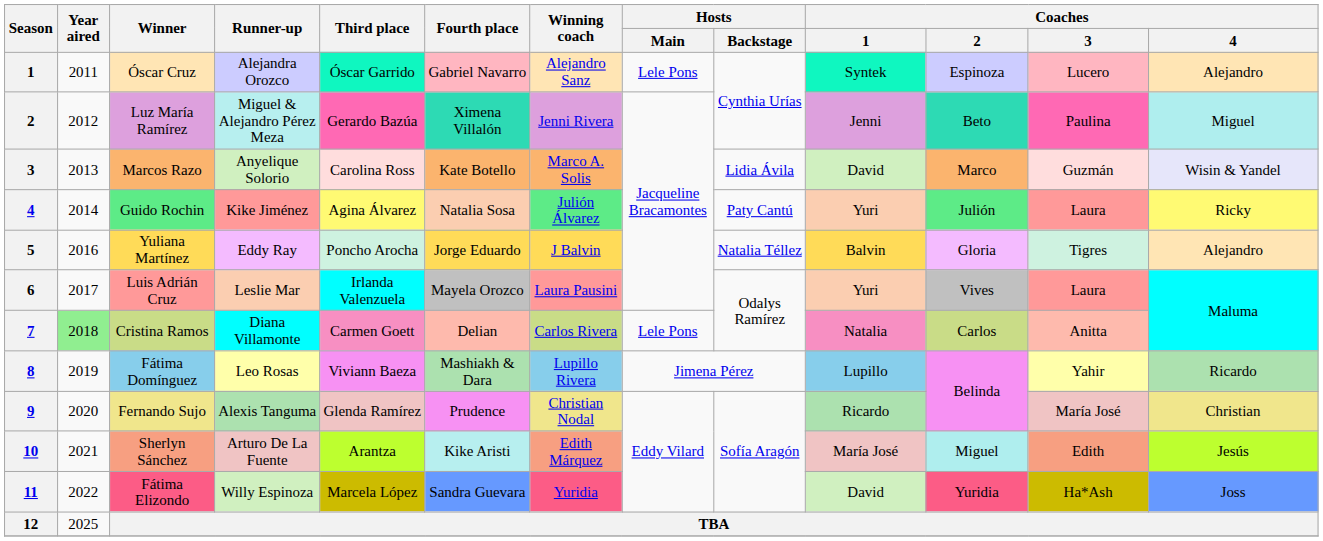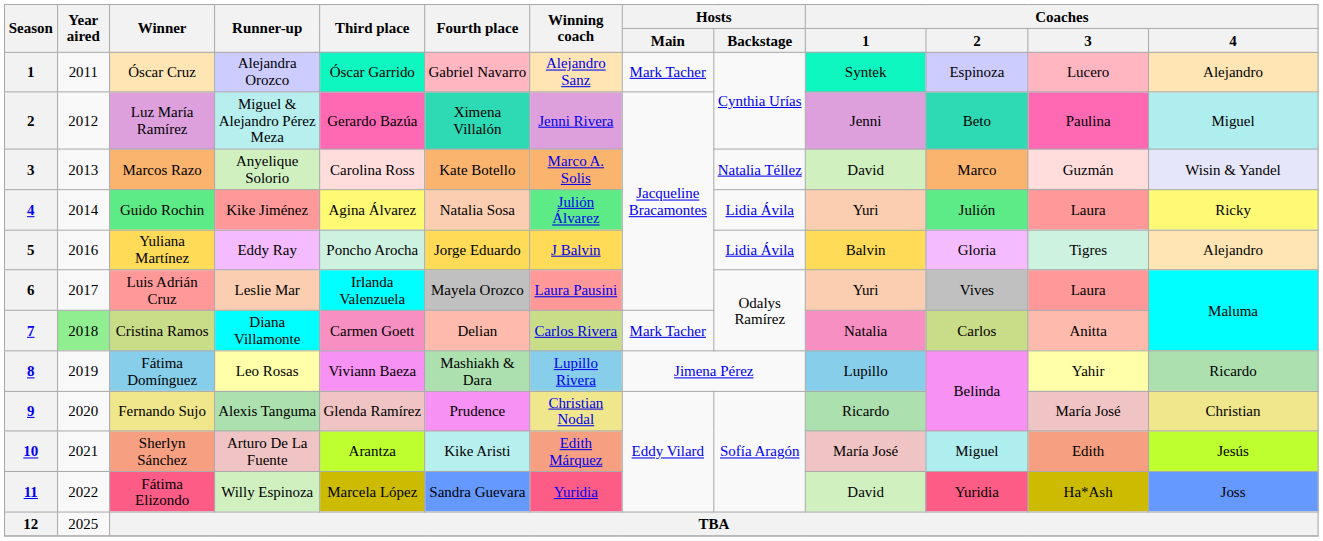(668, 72) Lele Pons -> (668, 72) Mark Tacher
(760, 170) Lidia Ávila -> (760, 170) Natalia Téllez
(760, 210) Paty Cantú -> (760, 210) Lidia Ávila
(760, 250) Natalia Téllez -> (760, 250) Lidia Ávila
(668, 331) Lele Pons -> (668, 331) Mark Tacher
